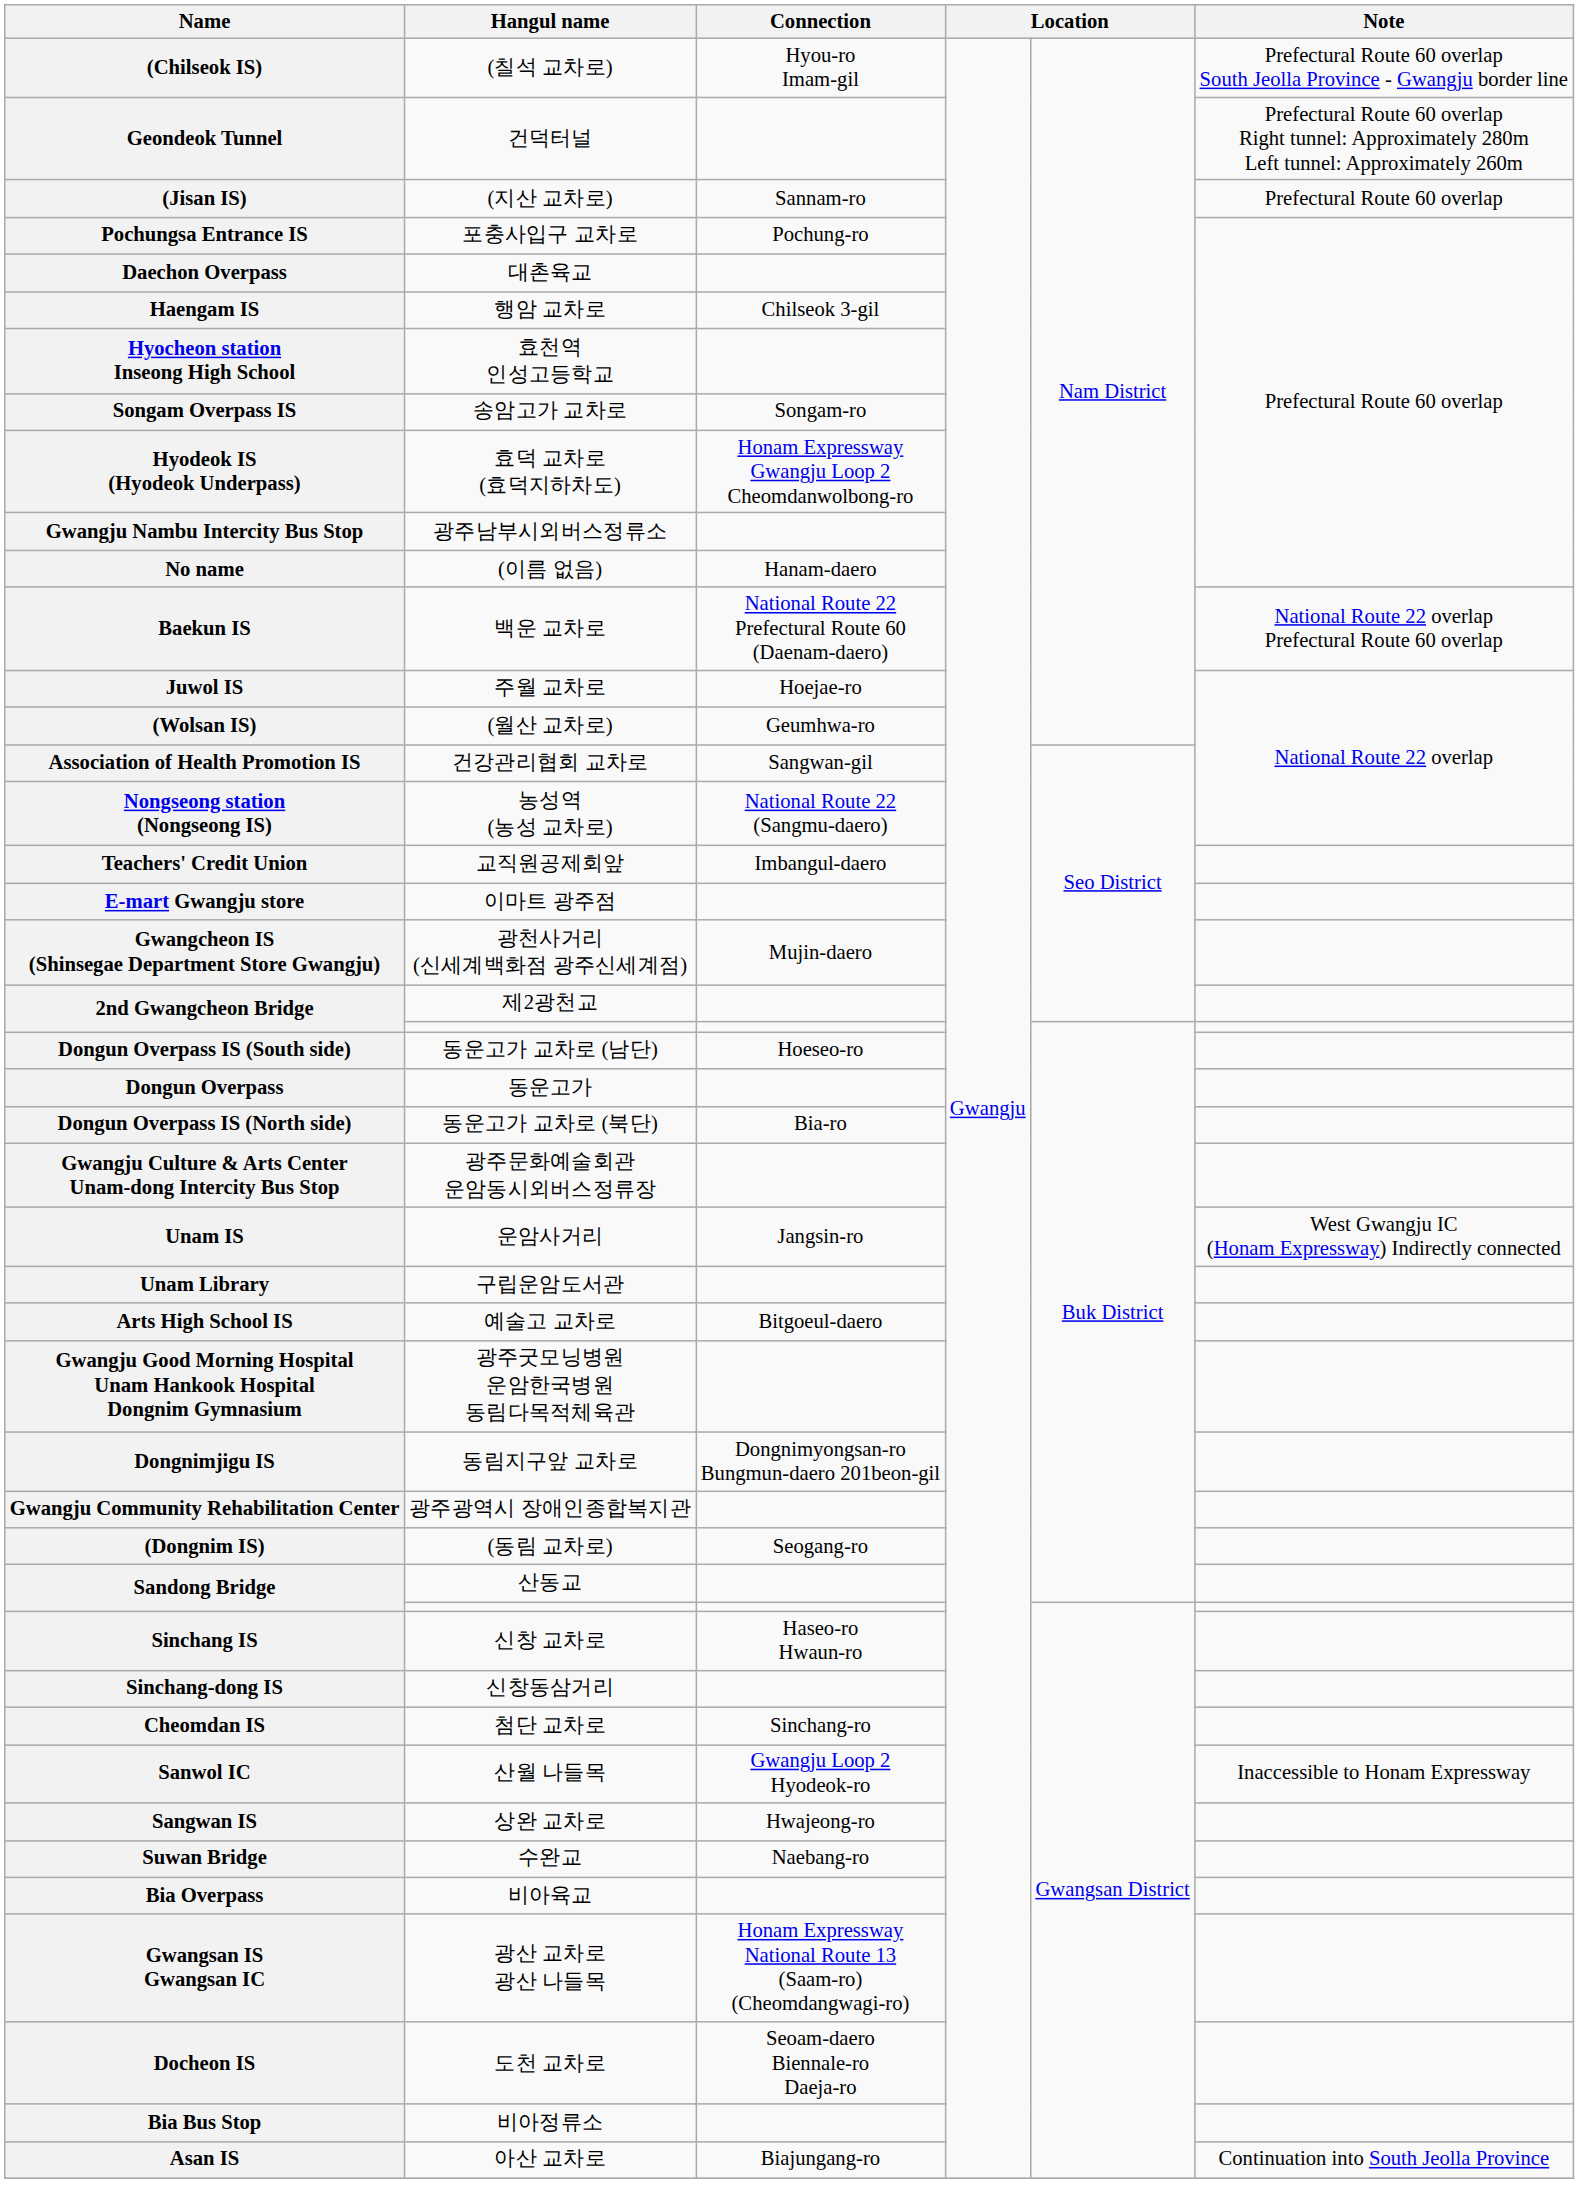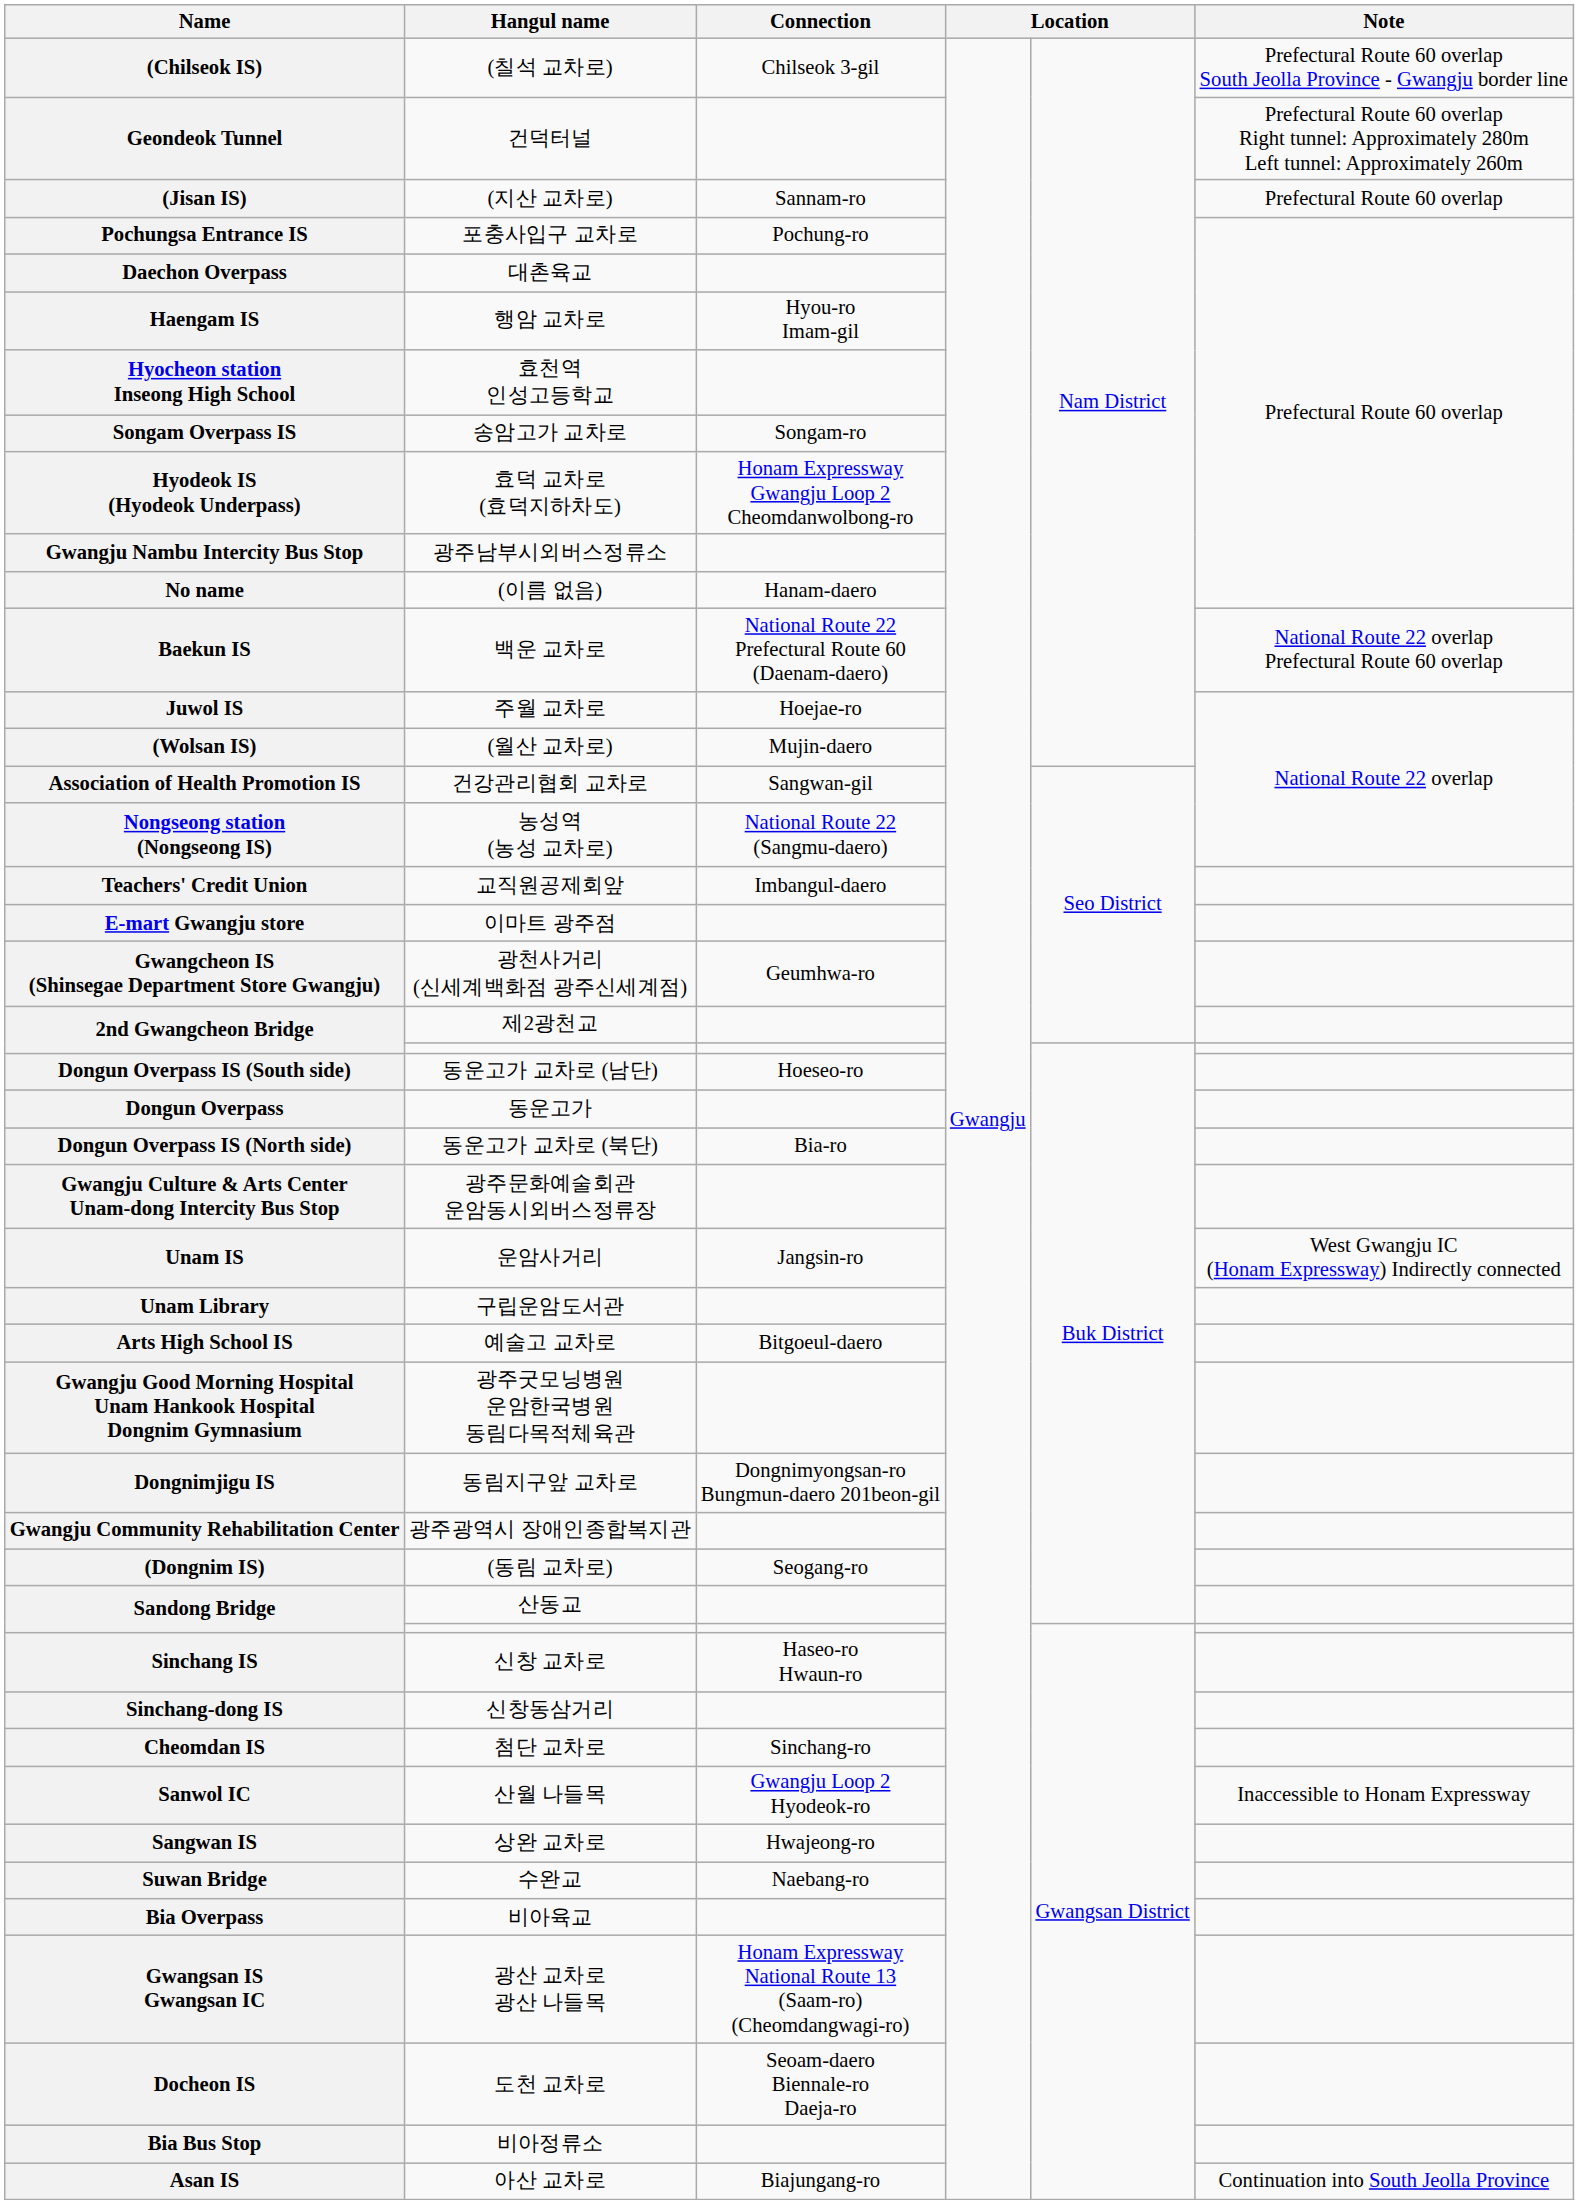(820, 67) Hyou-ro Imam-gil -> (820, 67) Chilseok 3-gil
(820, 309) Chilseok 3-gil -> (820, 320) Hyou-ro Imam-gil
(820, 725) Geumhwa-ro -> (820, 746) Mujin-daero
(820, 951) Mujin-daero -> (820, 973) Geumhwa-ro
